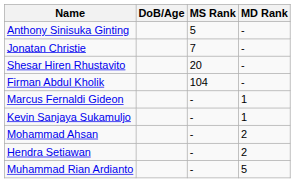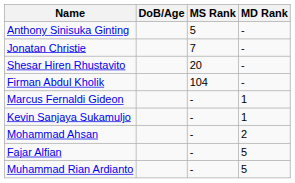- row: (49, 152)
+ row: (34, 152)
